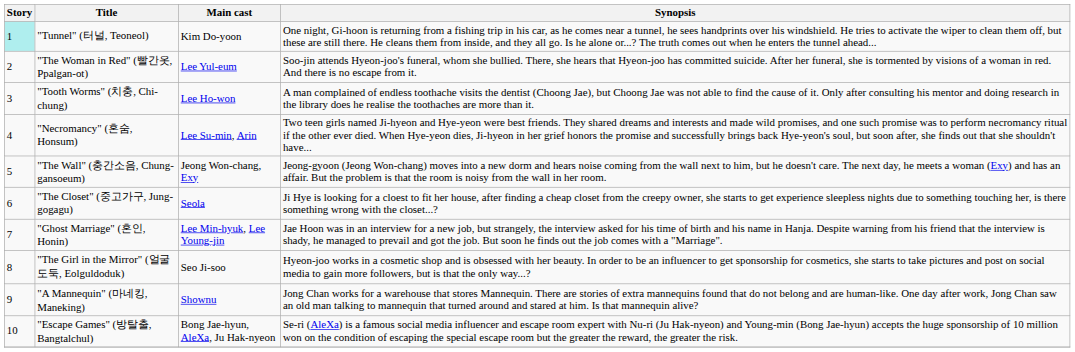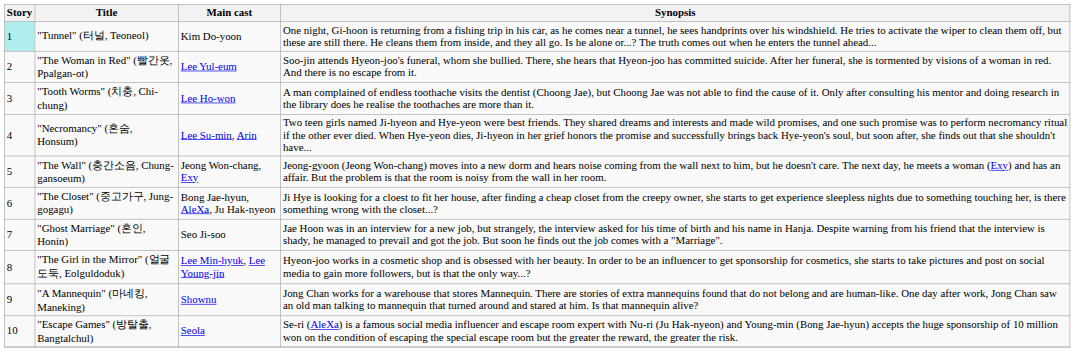(193, 203) Seola -> (228, 203) Bong Jae-hyun, AleXa, Ju Hak-nyeon
(223, 234) Lee Min-hyuk, Lee Young-jin -> (203, 234) Seo Ji-soo
(203, 267) Seo Ji-soo -> (223, 267) Lee Min-hyuk, Lee Young-jin
(228, 331) Bong Jae-hyun, AleXa, Ju Hak-nyeon -> (193, 331) Seola
